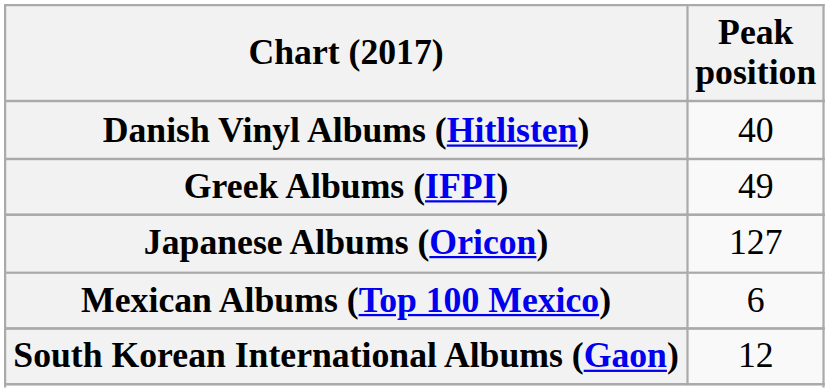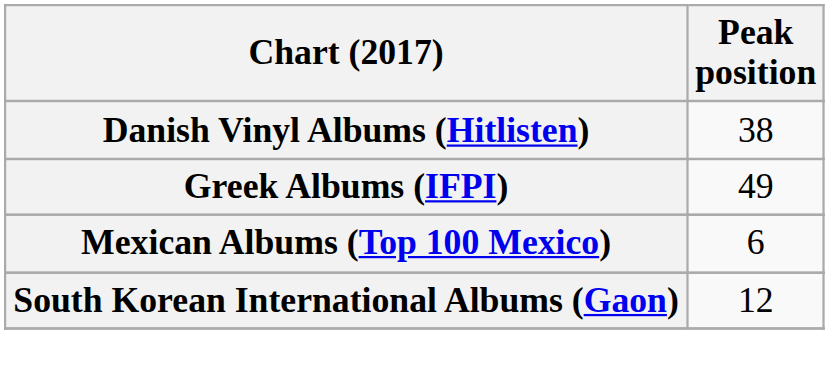(756, 129) 40 -> (756, 129) 38
- row: (346, 242)
